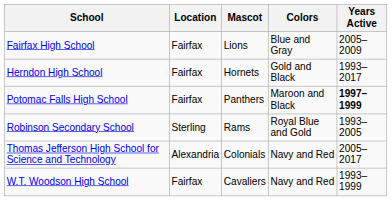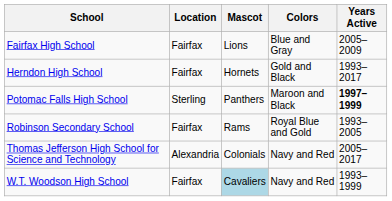(187, 100) Fairfax -> (189, 100) Sterling
(189, 127) Sterling -> (187, 127) Fairfax
(245, 182) no background -> (245, 182) lightblue background
